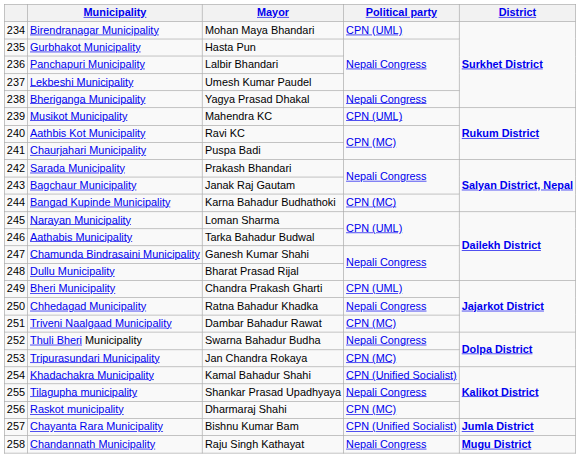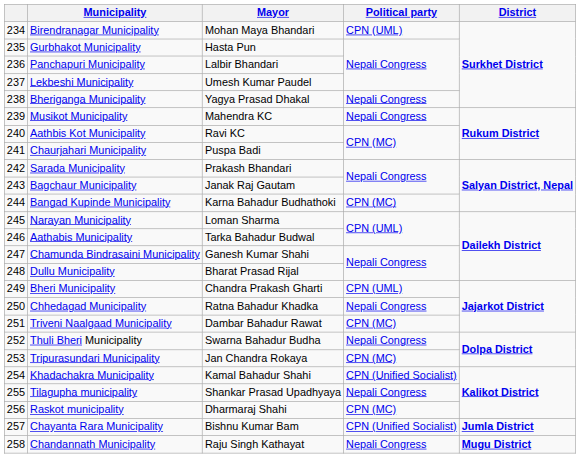(374, 116) CPN (UML) -> (386, 116) Nepali Congress
